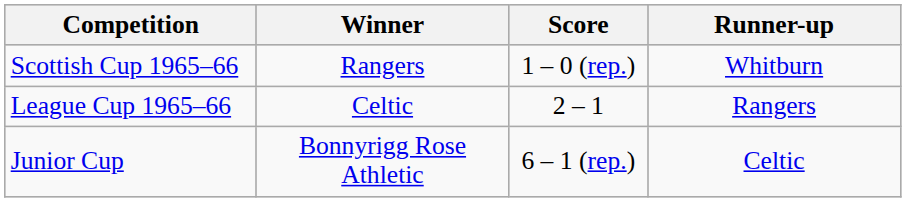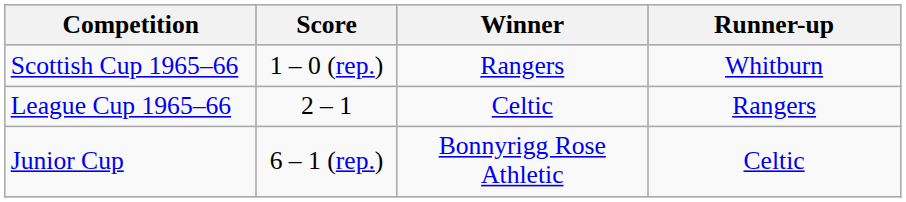columns swapped: (382, 24) <-> (578, 24)
